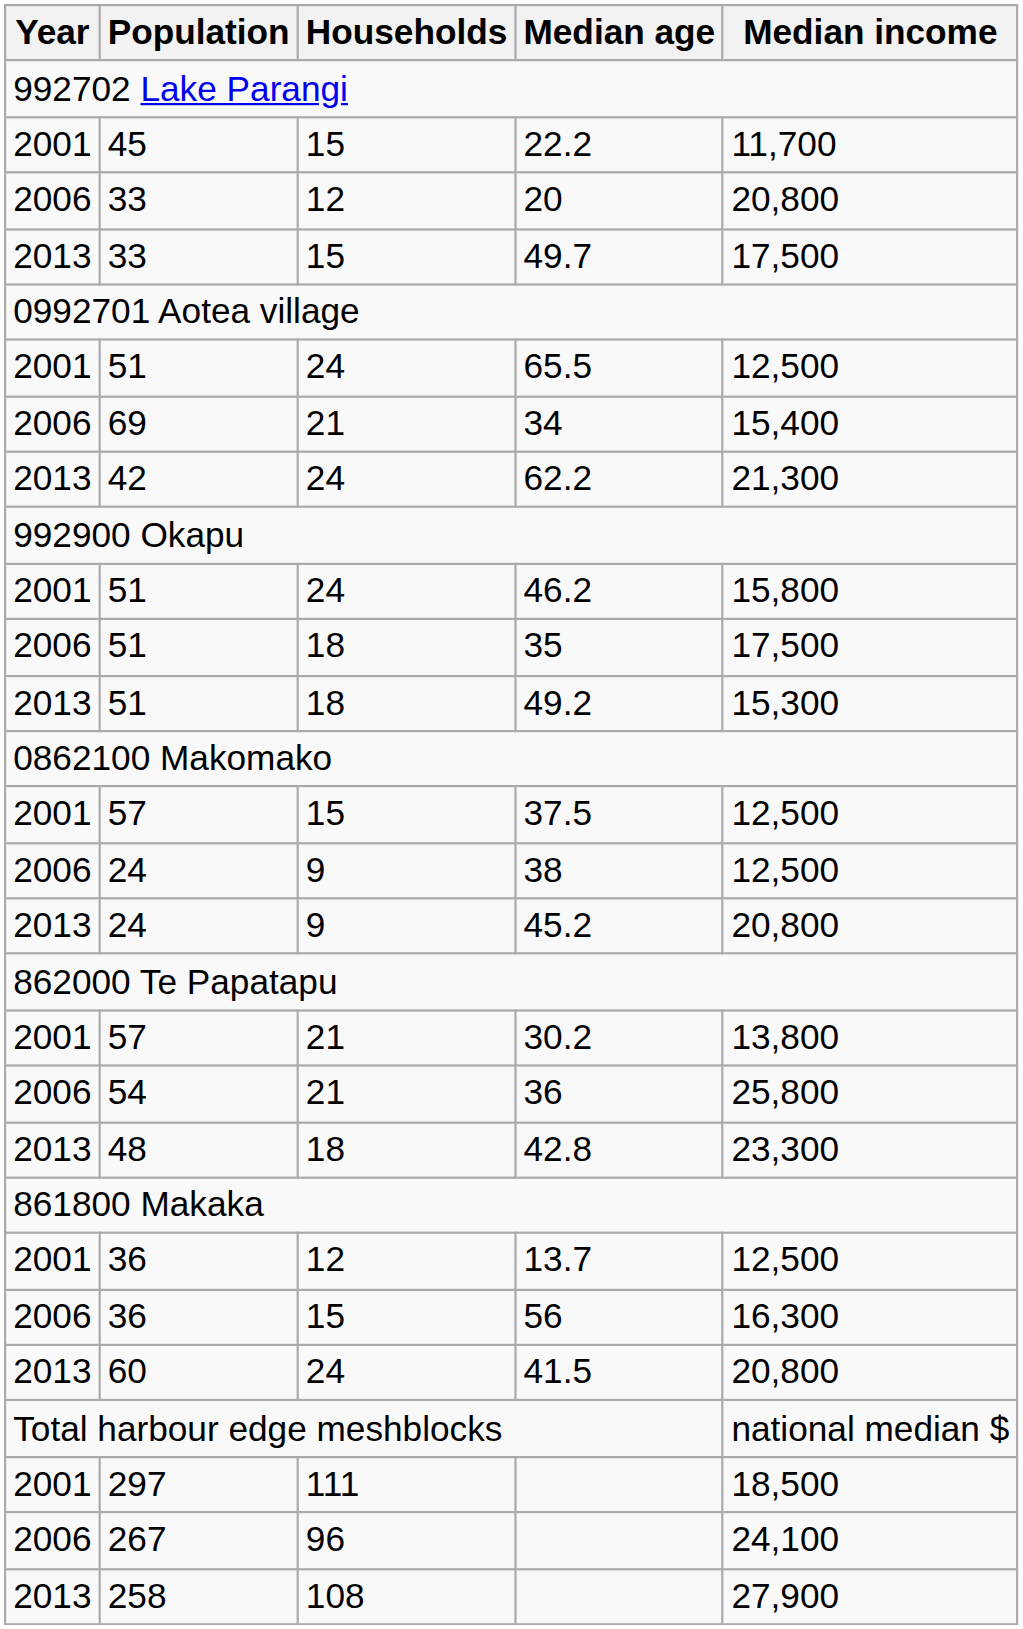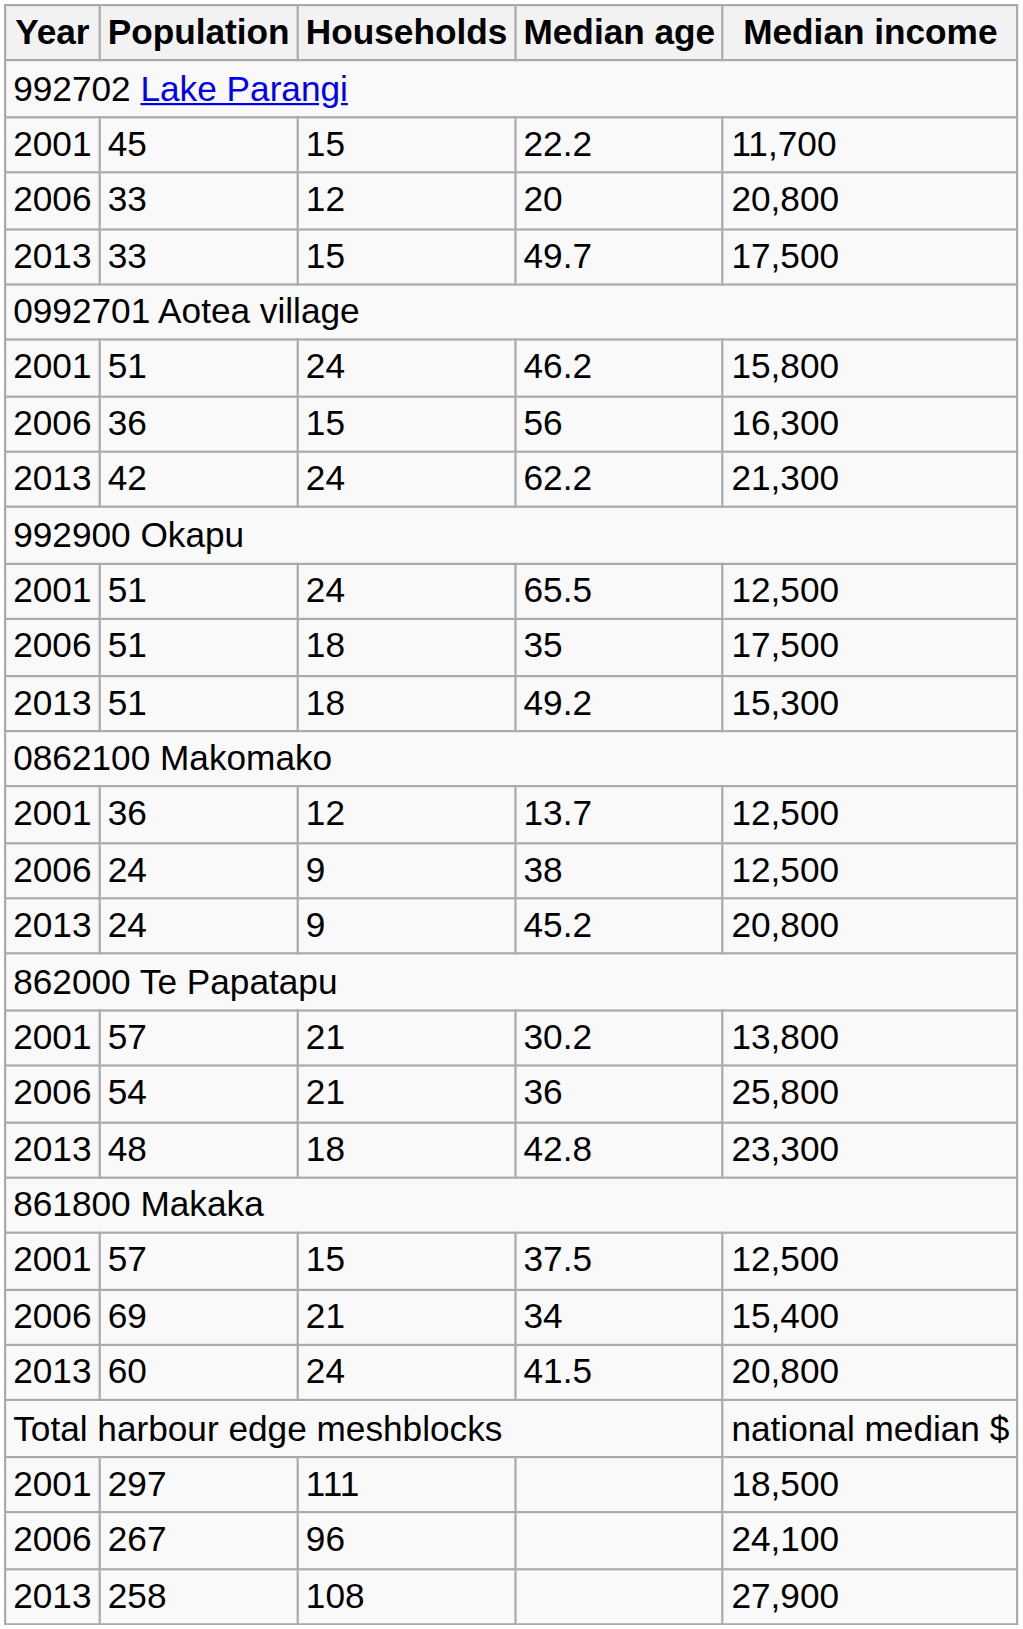rows swapped: (127, 367) <-> (127, 590)
rows swapped: (127, 1316) <-> (127, 423)
rows swapped: (127, 1260) <-> (127, 813)
